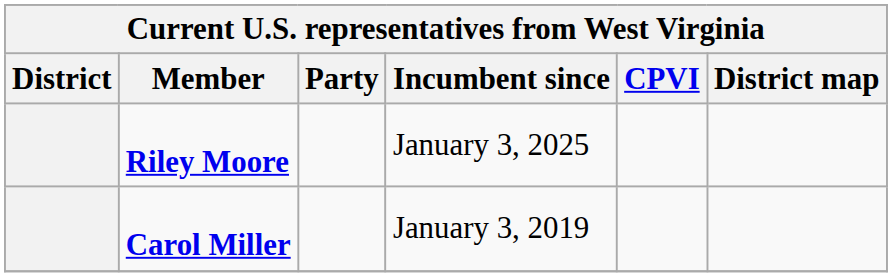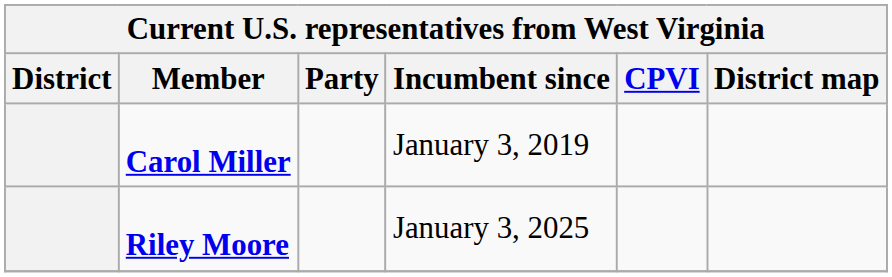rows swapped: (208, 245) <-> (207, 161)
